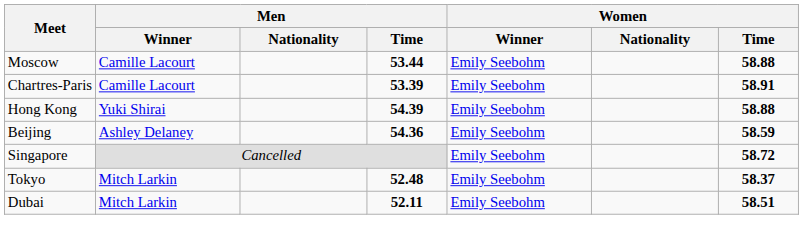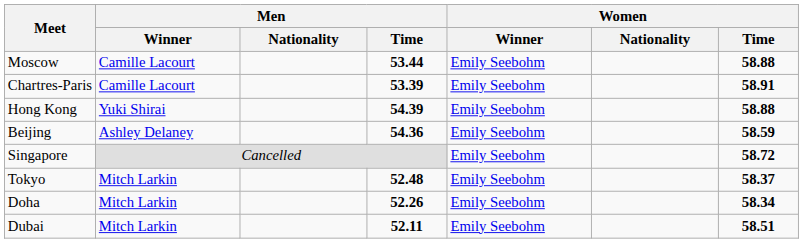+ row: (24, 202)
